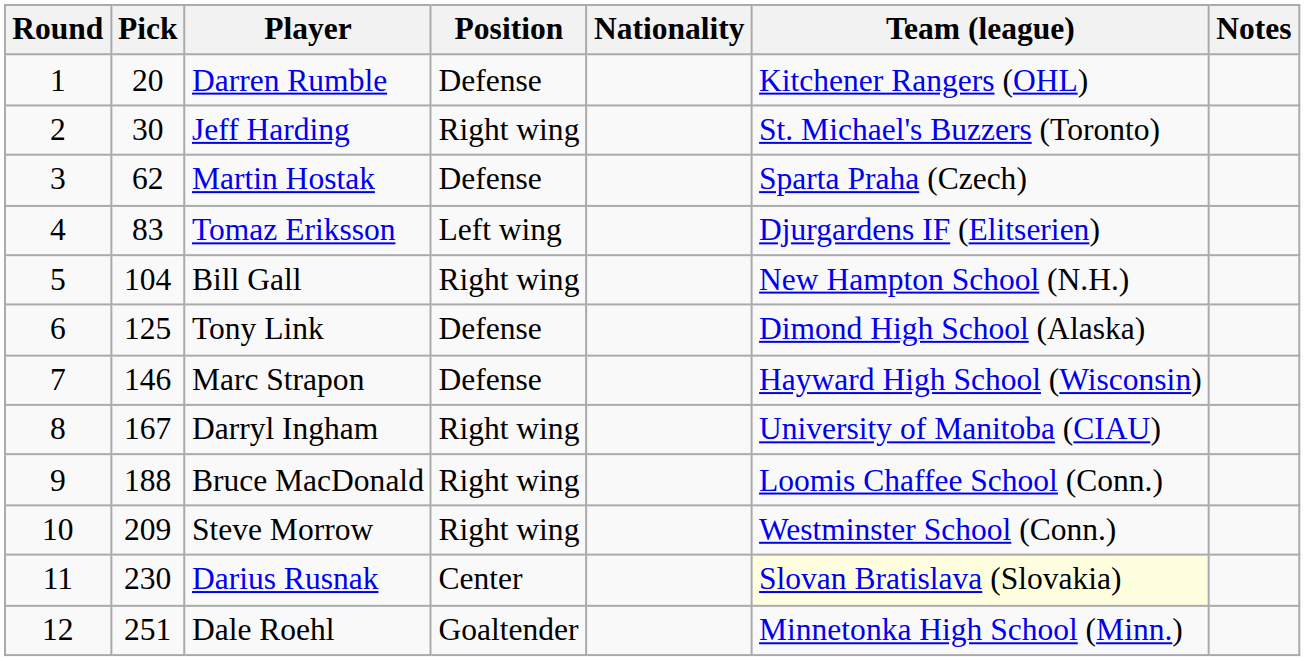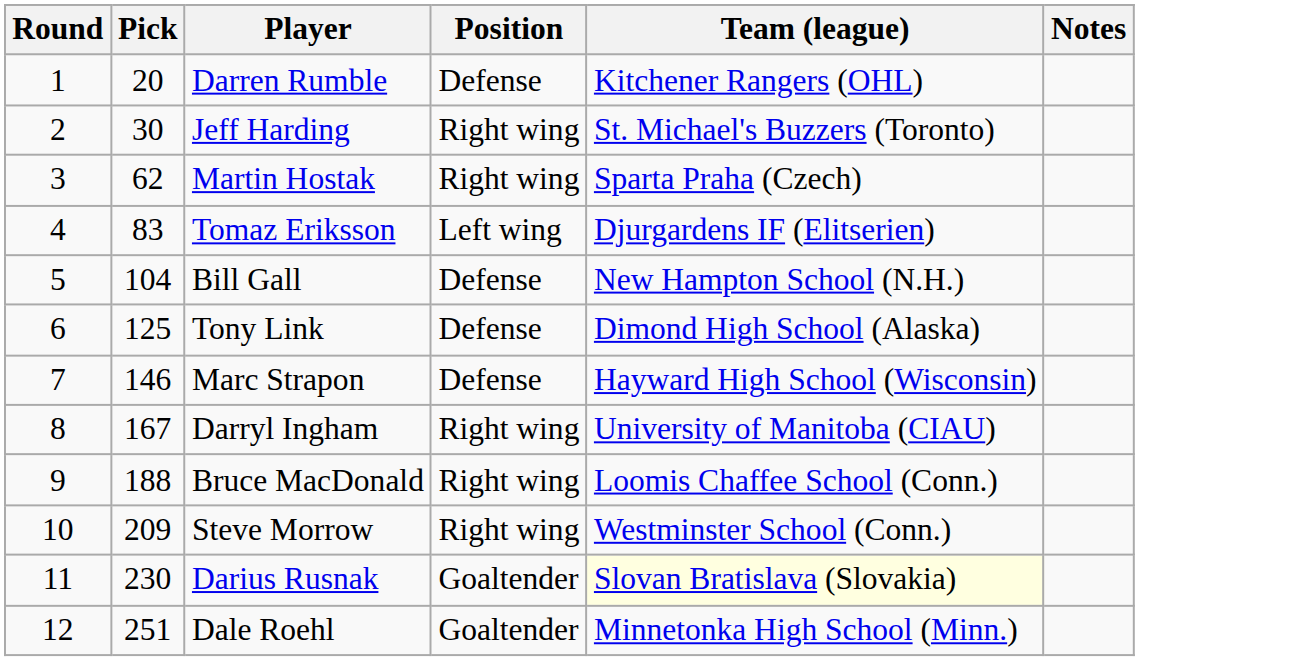- column: (669, 29)
(490, 179) Defense -> (509, 179) Right wing
(509, 279) Right wing -> (490, 279) Defense
(480, 579) Center -> (508, 579) Goaltender
